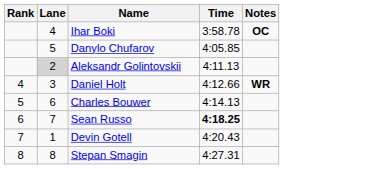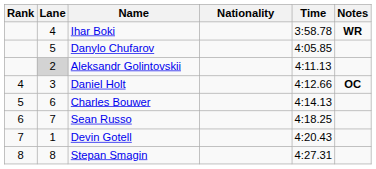+ column: (246, 13)
(261, 31) OC -> (353, 31) WR
(261, 84) WR -> (353, 84) OC
(221, 119) bold -> (313, 119) normal
